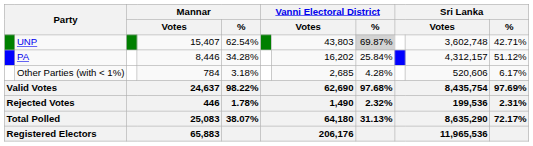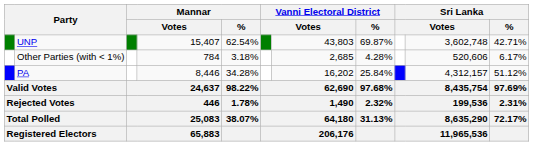(376, 42) lightgrey background -> (376, 42) no background
rows swapped: (23, 57) <-> (71, 73)
